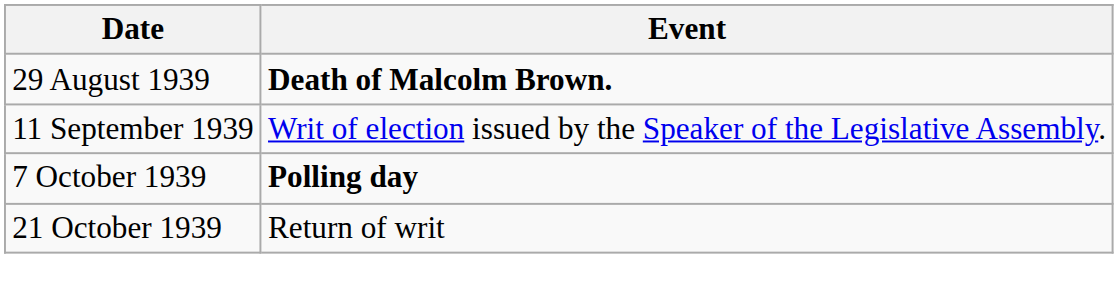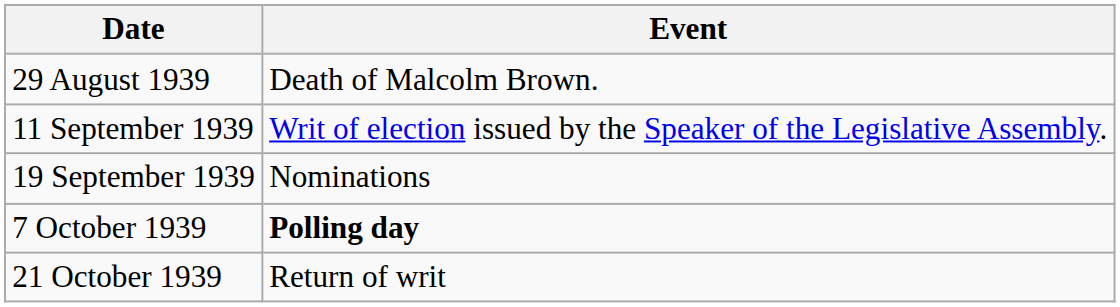(440, 78) bold -> (434, 78) normal
+ row: (133, 177)
